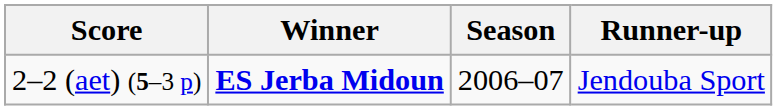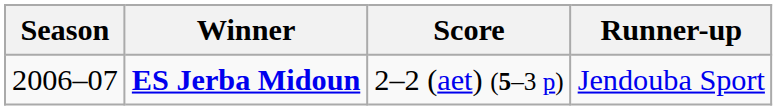columns swapped: (511, 29) <-> (107, 29)
